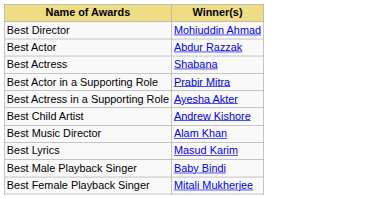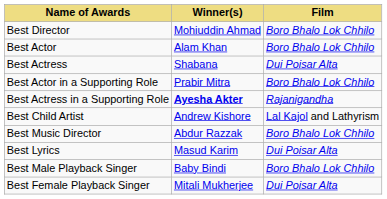+ column: (323, 13)
(208, 47) Abdur Razzak -> (201, 47) Alam Khan
(206, 99) normal -> (208, 99) bold
(201, 133) Alam Khan -> (208, 133) Abdur Razzak
